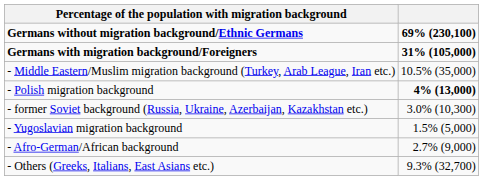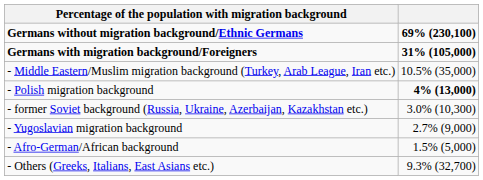(444, 128) 1.5% (5,000) -> (444, 128) 2.7% (9,000)
(444, 147) 2.7% (9,000) -> (444, 147) 1.5% (5,000)
